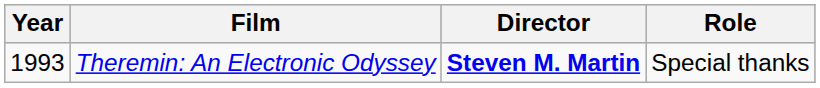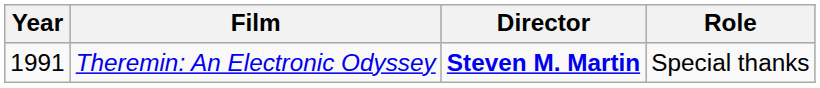(37, 62) 1993 -> (37, 62) 1991
